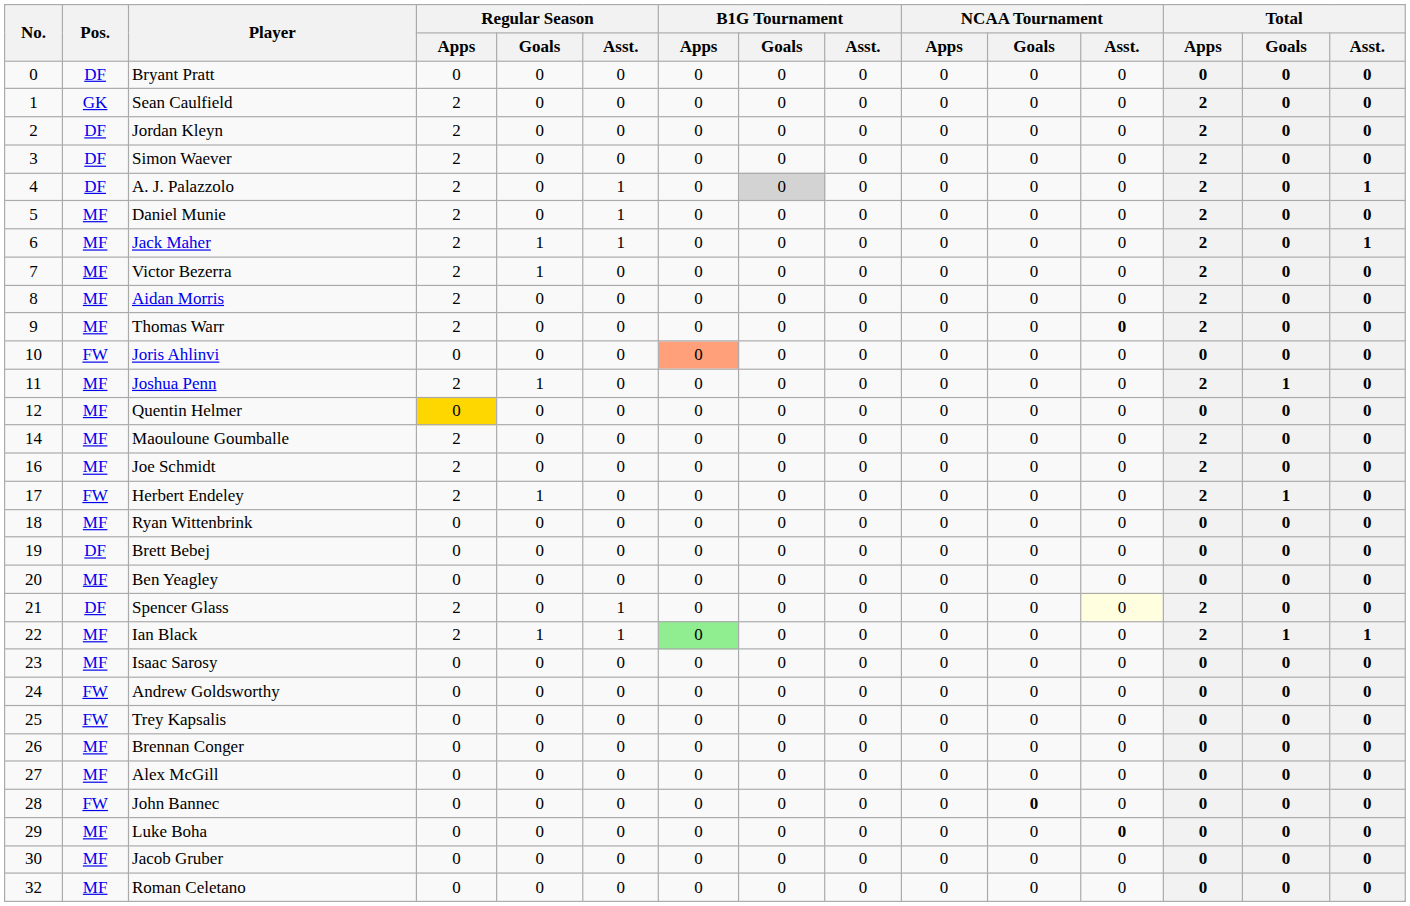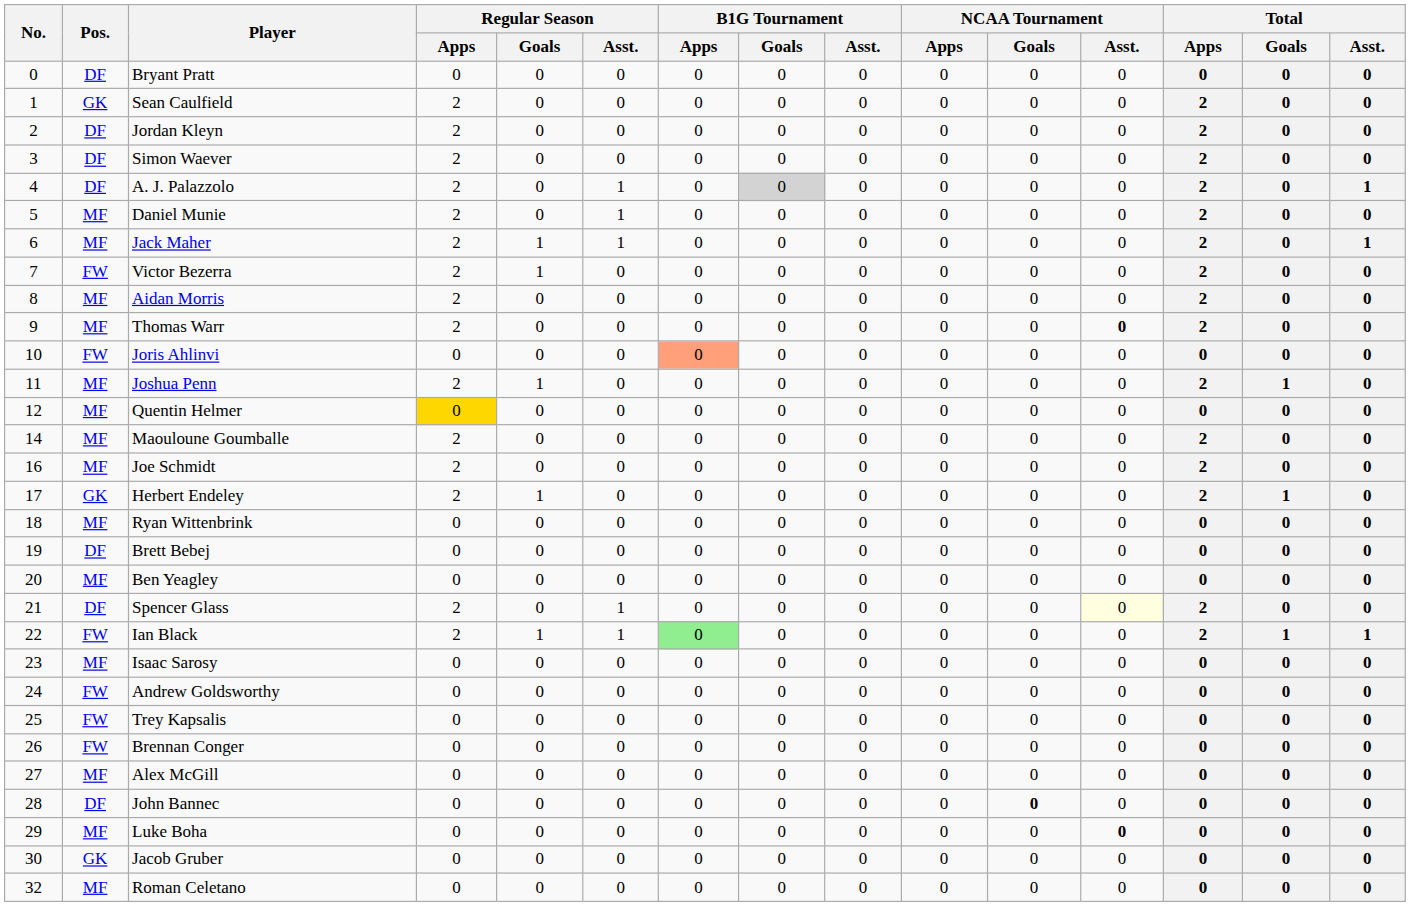(95, 271) MF -> (95, 271) FW
(95, 495) FW -> (95, 495) GK
(95, 635) MF -> (95, 635) FW
(95, 747) MF -> (95, 747) FW
(95, 803) FW -> (95, 803) DF
(95, 859) MF -> (95, 859) GK
